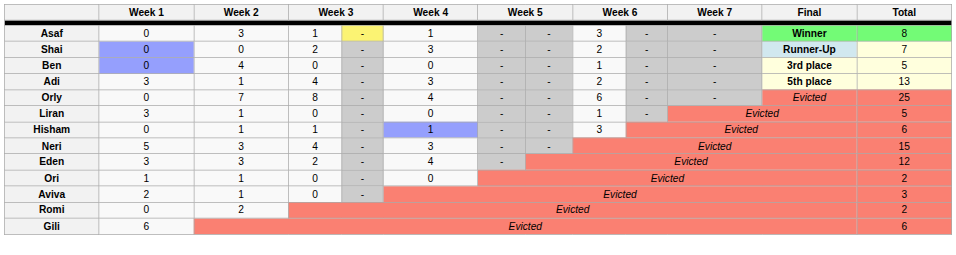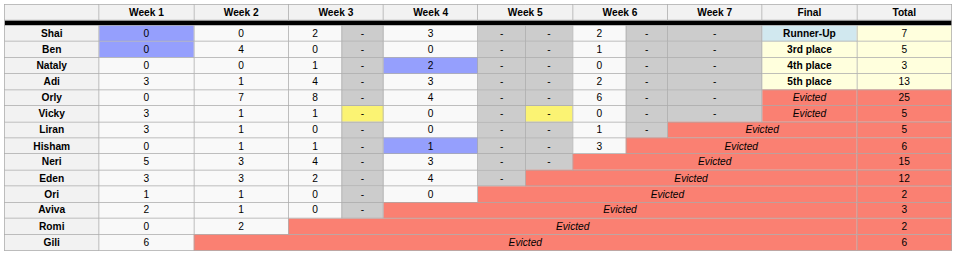- row: (52, 33)
+ row: (52, 65)
+ row: (52, 113)
